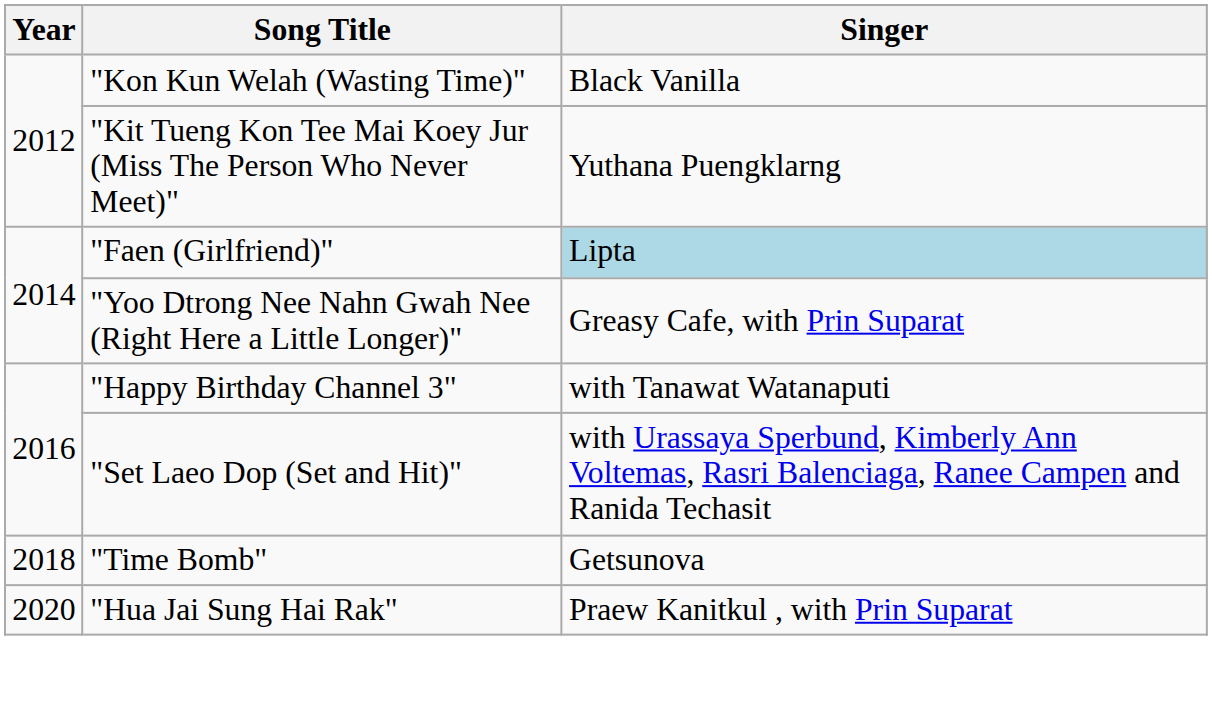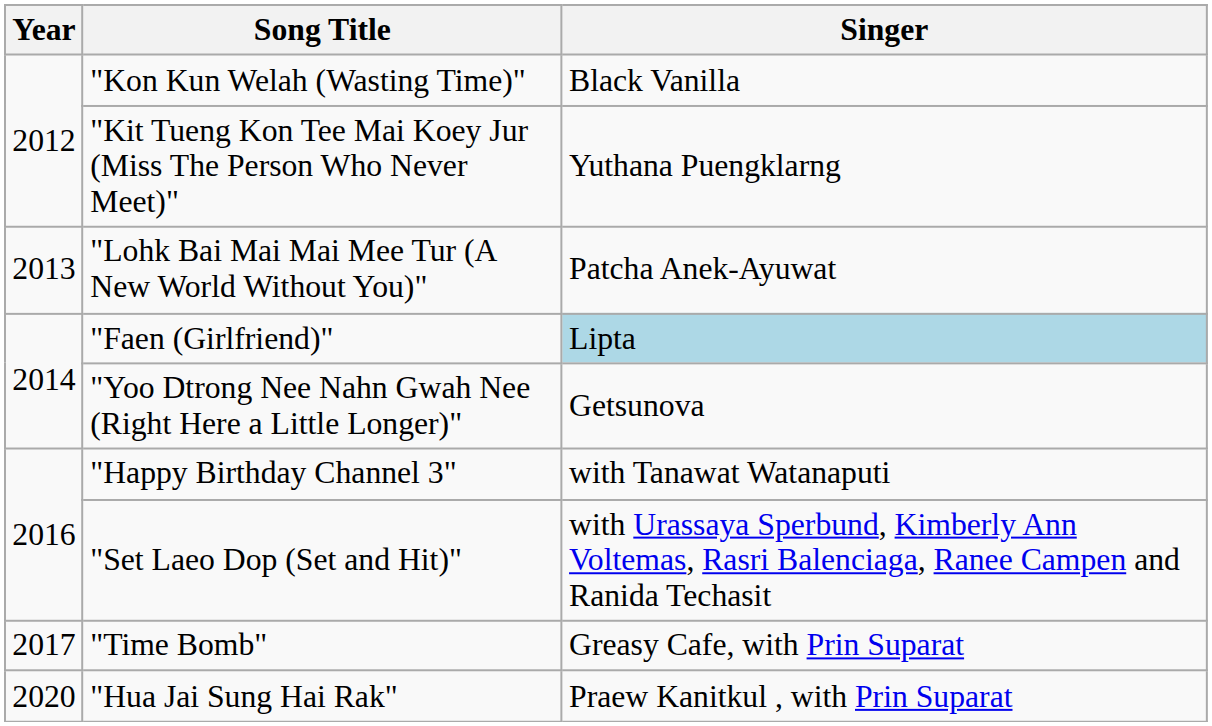+ row: (294, 269)
(767, 319) Greasy Cafe, with Prin Suparat -> (637, 405) Getsunova
(44, 559) 2018 -> (44, 645) 2017
(637, 559) Getsunova -> (767, 645) Greasy Cafe, with Prin Suparat
